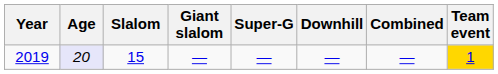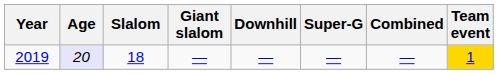columns swapped: (264, 24) <-> (332, 24)
(136, 57) 15 -> (136, 57) 18
